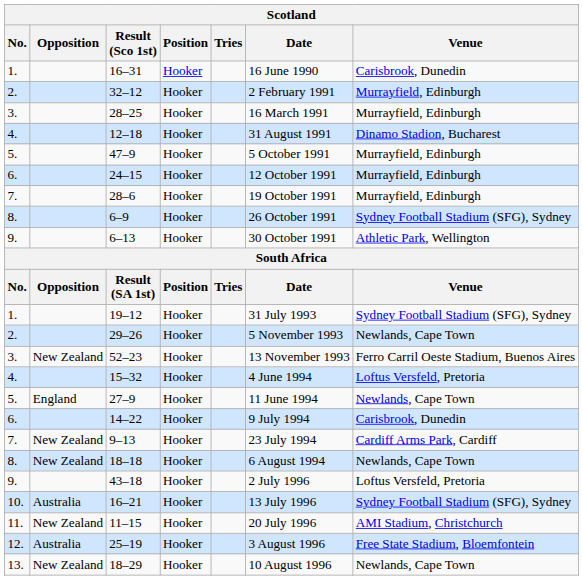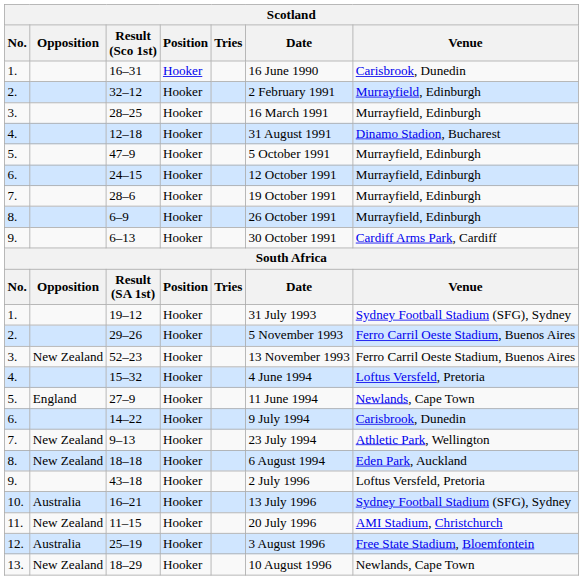(463, 216) Sydney Football Stadium (SFG), Sydney -> (418, 216) Murrayfield, Edinburgh
(423, 237) Athletic Park, Wellington -> (426, 237) Cardiff Arms Park, Cardiff
(415, 335) Newlands, Cape Town -> (465, 335) Ferro Carril Oeste Stadium, Buenos Aires
(426, 439) Cardiff Arms Park, Cardiff -> (423, 439) Athletic Park, Wellington
(415, 460) Newlands, Cape Town -> (411, 460) Eden Park, Auckland
